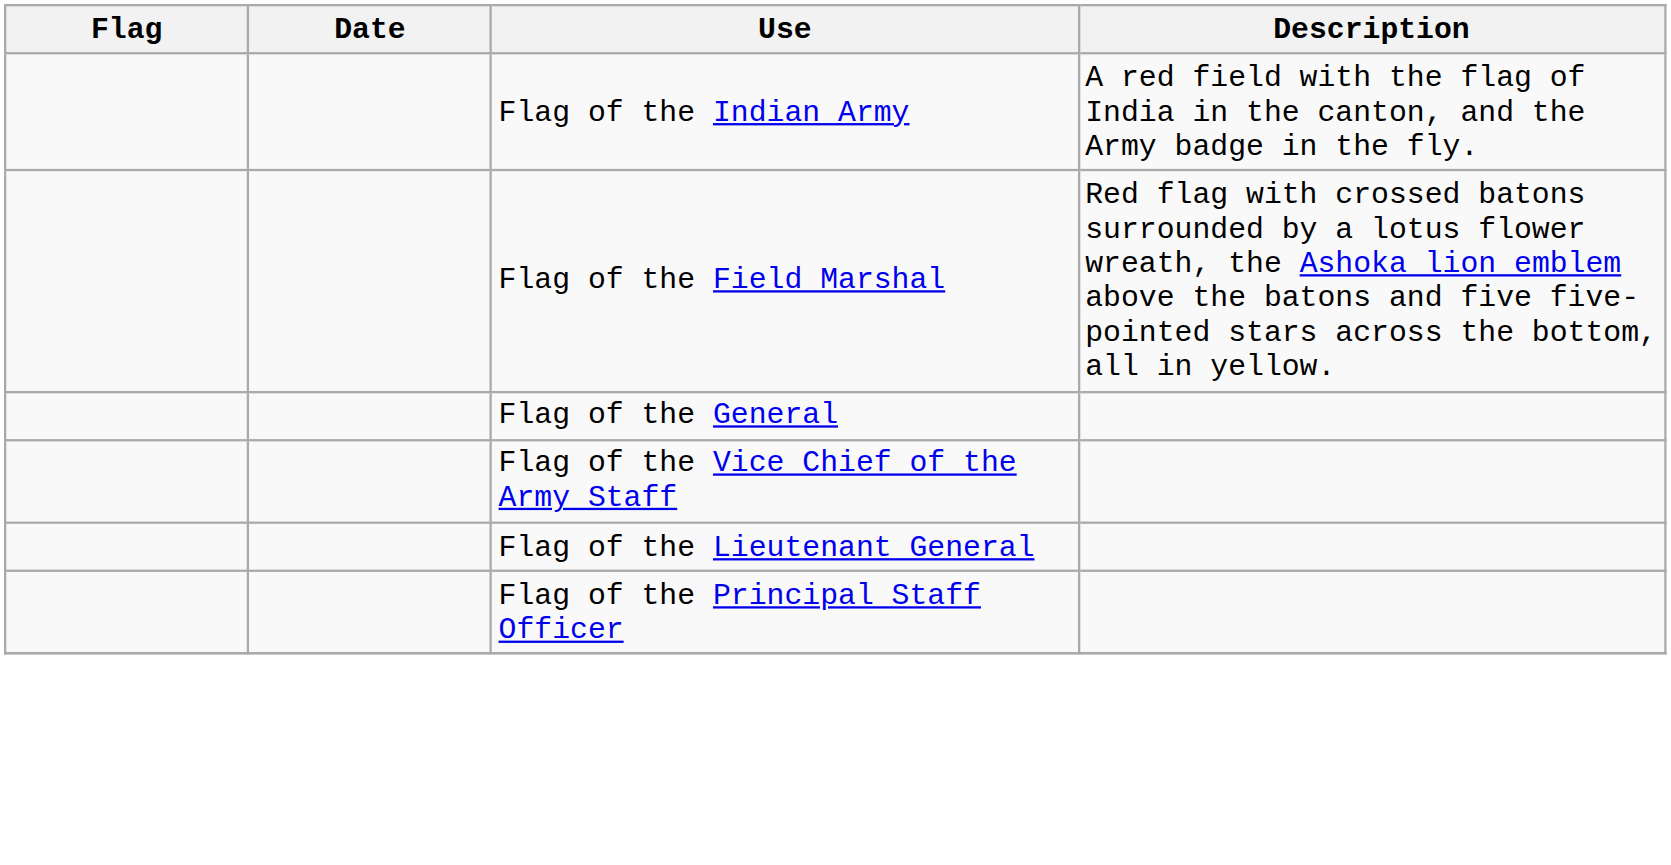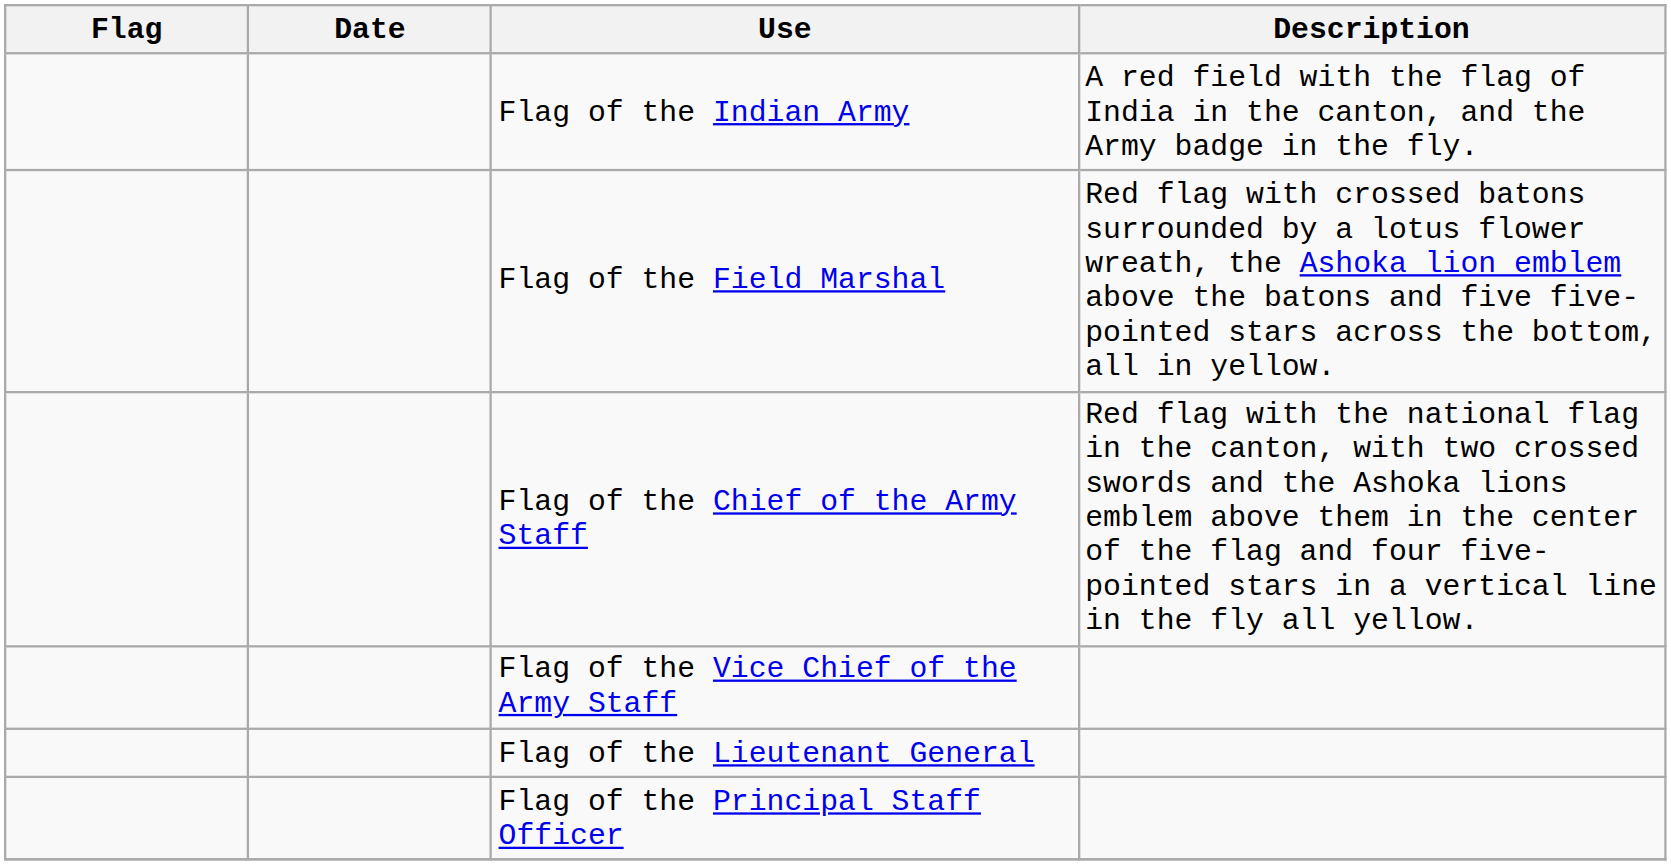+ row: (758, 518)
- row: (668, 415)
